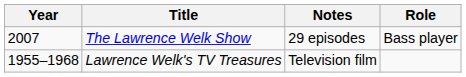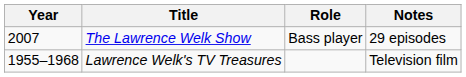columns swapped: (421, 15) <-> (333, 15)
